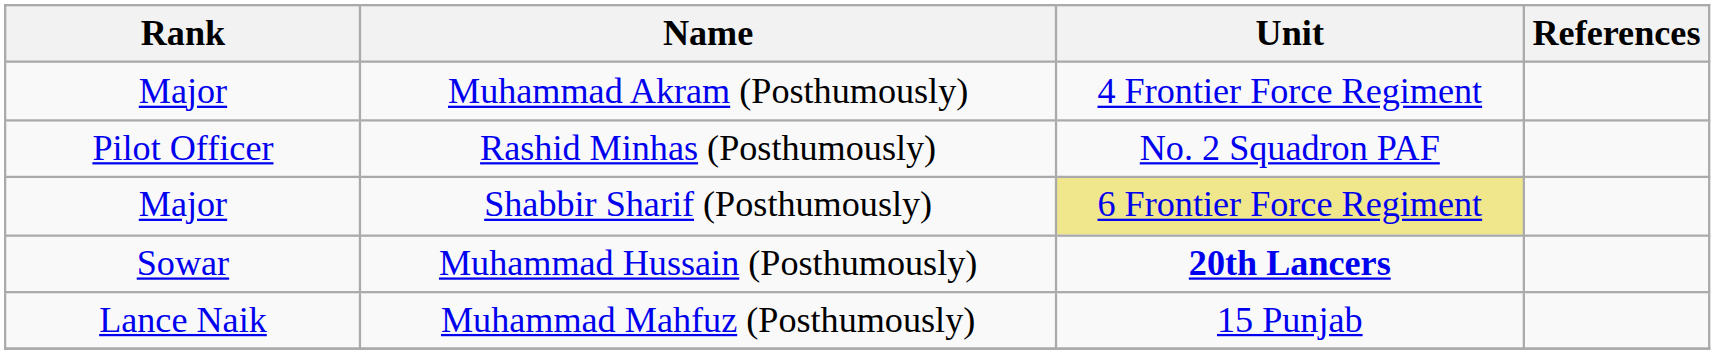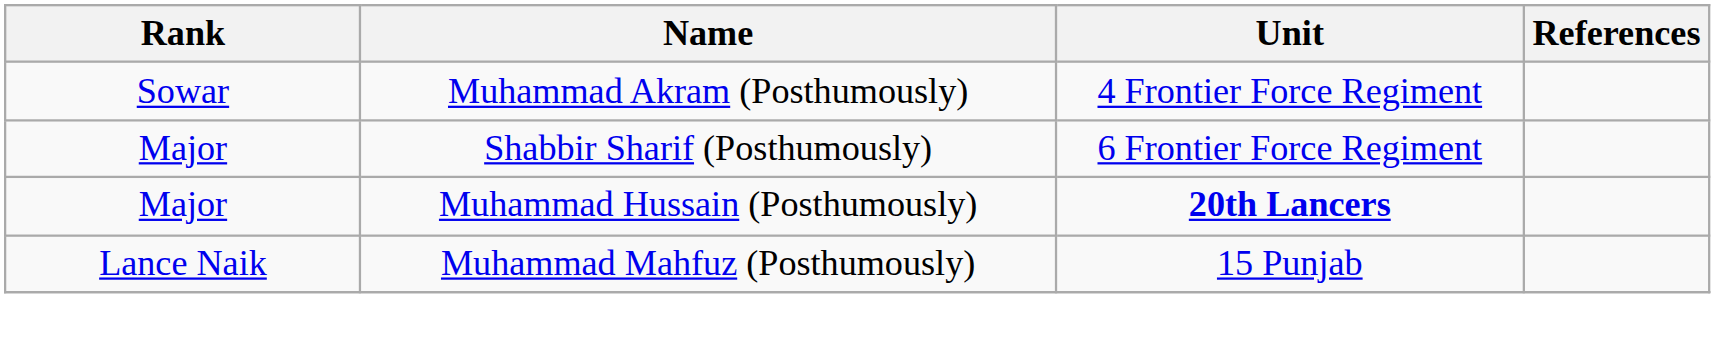(183, 90) Major -> (183, 90) Sowar
- row: (708, 147)
(1290, 205) khaki background -> (1290, 147) no background
(183, 262) Sowar -> (183, 205) Major
